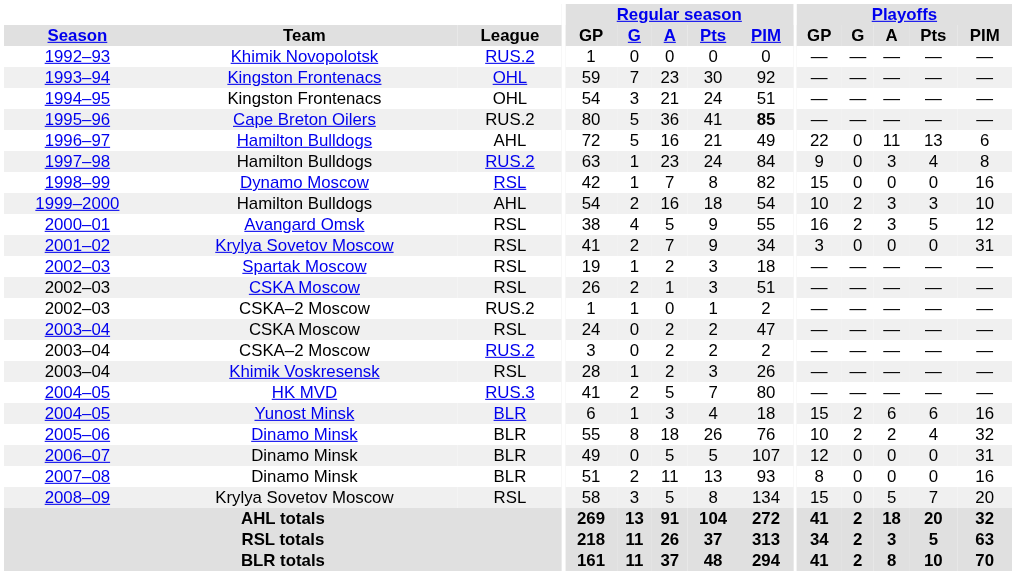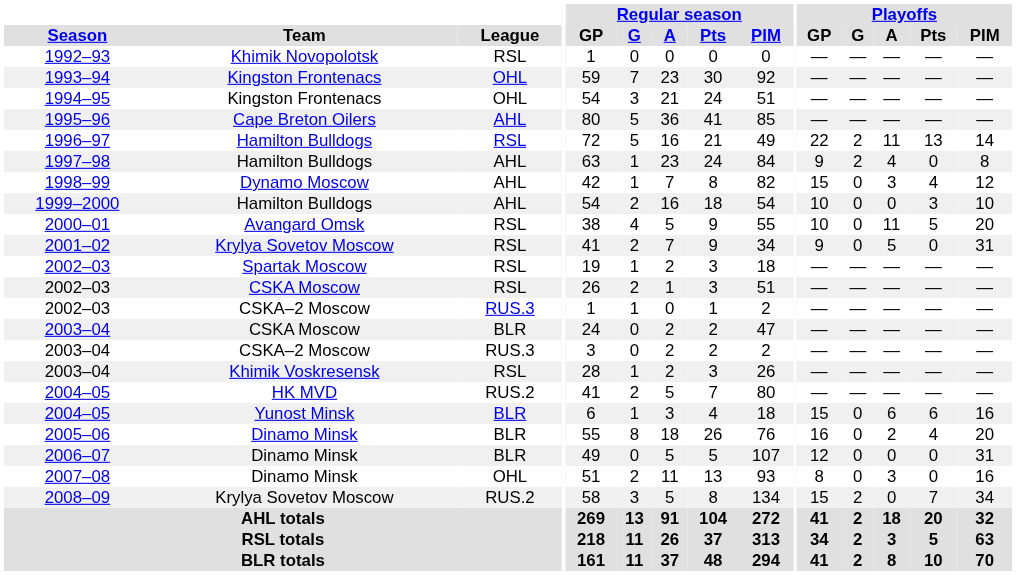(510, 56) RUS.2 -> (510, 56) RSL
(510, 119) RUS.2 -> (510, 119) AHL
(766, 119) bold -> (766, 119) normal
(510, 140) AHL -> (510, 140) RSL
(858, 140) 0 -> (858, 140) 2
(985, 140) 6 -> (985, 140) 14
(510, 161) RUS.2 -> (510, 161) AHL
(858, 161) 0 -> (858, 161) 2
(892, 161) 3 -> (892, 161) 4
(933, 161) 4 -> (933, 161) 0
(510, 182) RSL -> (510, 182) AHL
(892, 182) 0 -> (892, 182) 3
(933, 182) 0 -> (933, 182) 4
(985, 182) 16 -> (985, 182) 12
(858, 203) 2 -> (858, 203) 0
(892, 203) 3 -> (892, 203) 0
(819, 224) 16 -> (819, 224) 10
(858, 224) 2 -> (858, 224) 0
(892, 224) 3 -> (892, 224) 11
(985, 224) 12 -> (985, 224) 20
(819, 245) 3 -> (819, 245) 9
(892, 245) 0 -> (892, 245) 5
(510, 308) RUS.2 -> (510, 308) RUS.3
(510, 329) RSL -> (510, 329) BLR
(510, 350) RUS.2 -> (510, 350) RUS.3
(510, 392) RUS.3 -> (510, 392) RUS.2
(858, 413) 2 -> (858, 413) 0
(819, 434) 10 -> (819, 434) 16
(858, 434) 2 -> (858, 434) 0
(985, 434) 32 -> (985, 434) 20
(510, 476) BLR -> (510, 476) OHL
(892, 476) 0 -> (892, 476) 3
(510, 497) RSL -> (510, 497) RUS.2
(858, 497) 0 -> (858, 497) 2
(892, 497) 5 -> (892, 497) 0
(985, 497) 20 -> (985, 497) 34
